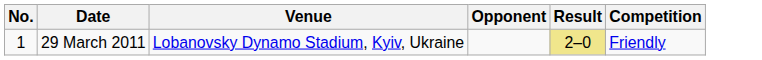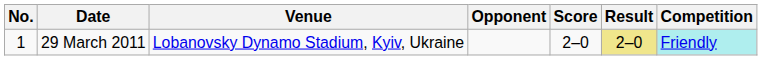+ column: (576, 17)
(637, 42) no background -> (689, 42) paleturquoise background
